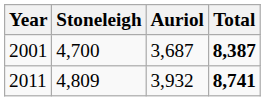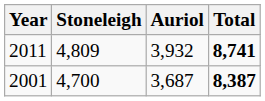rows swapped: (28, 50) <-> (28, 80)
